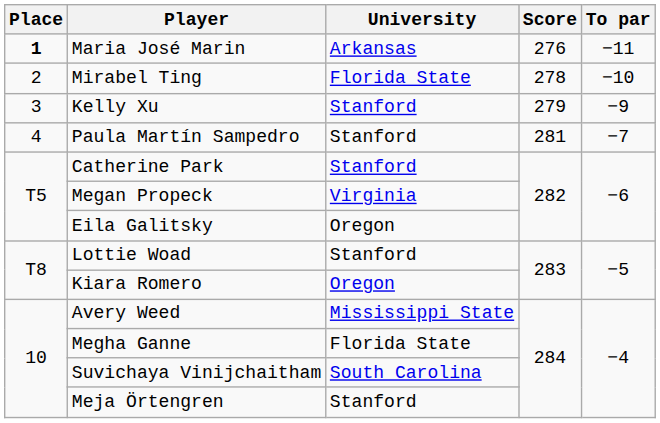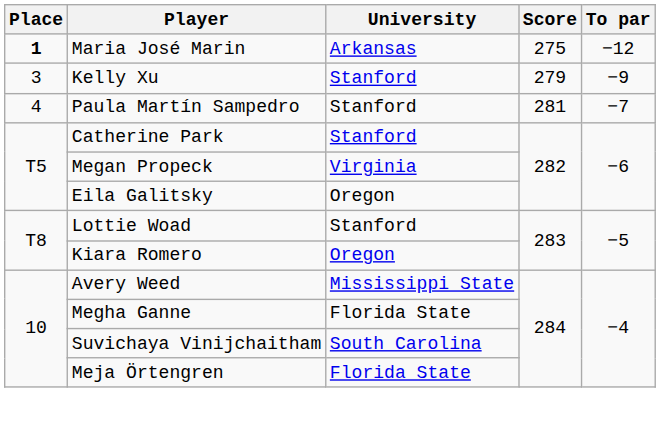(550, 49) 276 -> (550, 49) 275
(618, 49) −11 -> (618, 49) −12
- row: (137, 78)
(373, 402) Stanford -> (400, 373) Florida State
